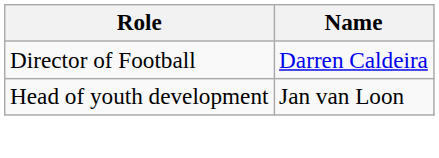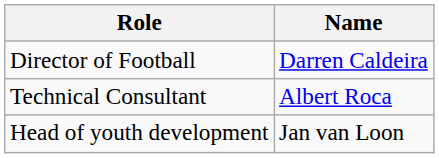+ row: (108, 96)
